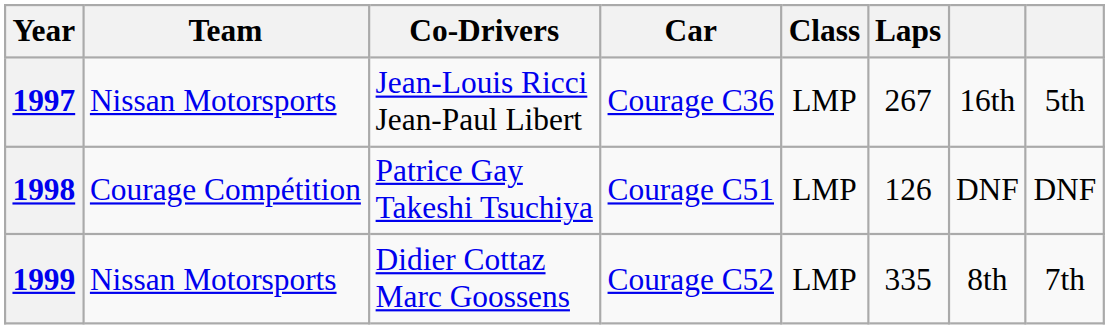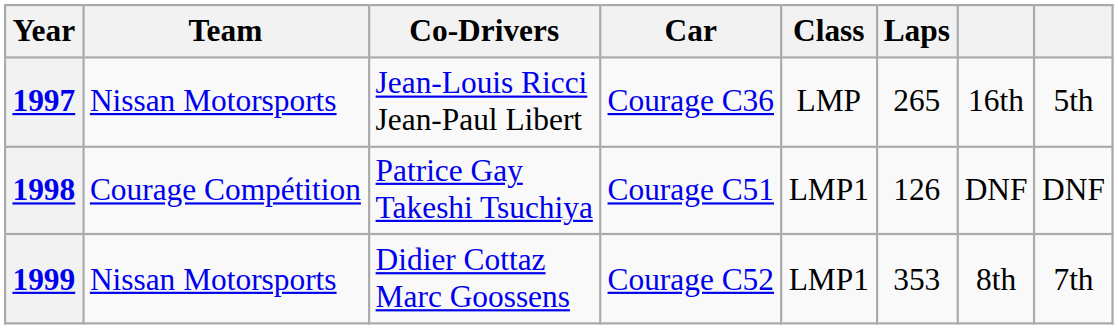(908, 101) 267 -> (917, 101) 265
(824, 189) LMP -> (829, 189) LMP1
(824, 278) LMP -> (829, 278) LMP1
(908, 278) 335 -> (917, 278) 353
